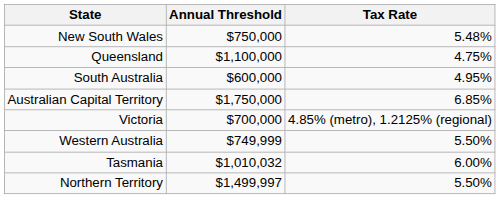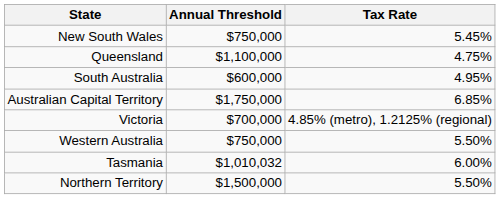(473, 36) 5.48% -> (473, 36) 5.45%
(254, 141) $749,999 -> (254, 141) $750,000
(249, 183) $1,499,997 -> (249, 183) $1,500,000
